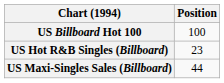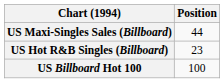rows swapped: (89, 31) <-> (89, 68)
